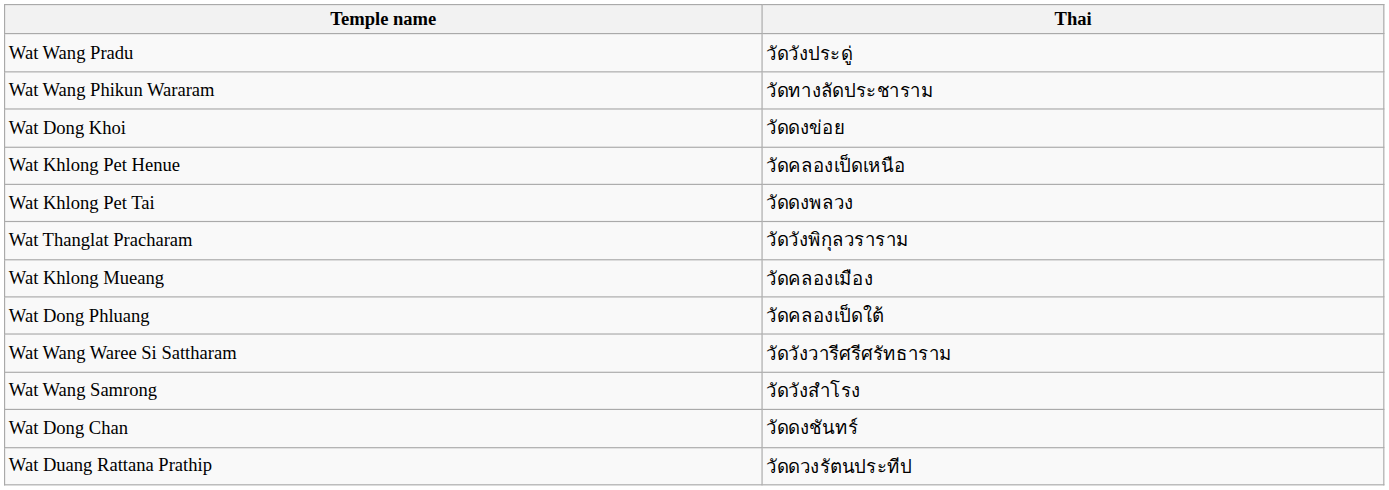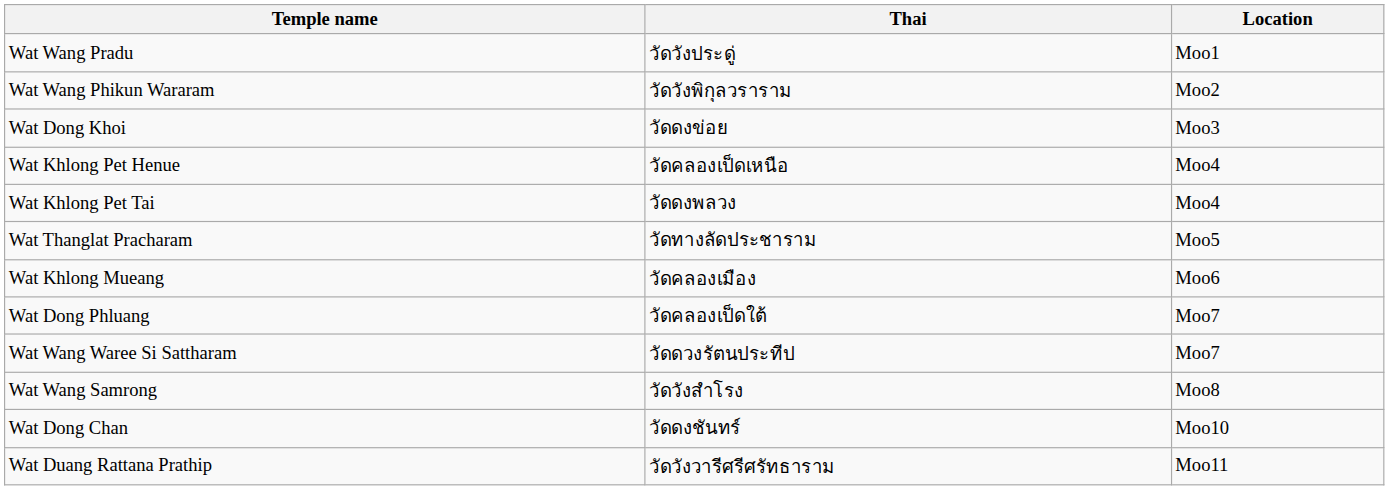+ column: (1278, 19)
(850, 90) วัดทางลัดประชาราม -> (721, 90) วัดวังพิกุลวราราม
(838, 241) วัดวังพิกุลวราราม -> (733, 241) วัดทางลัดประชาราม
(859, 353) วัดวังวารีศรีศรัทธาราม -> (722, 353) วัดดวงรัตนประทีป
(839, 466) วัดดวงรัตนประทีป -> (742, 466) วัดวังวารีศรีศรัทธาราม
